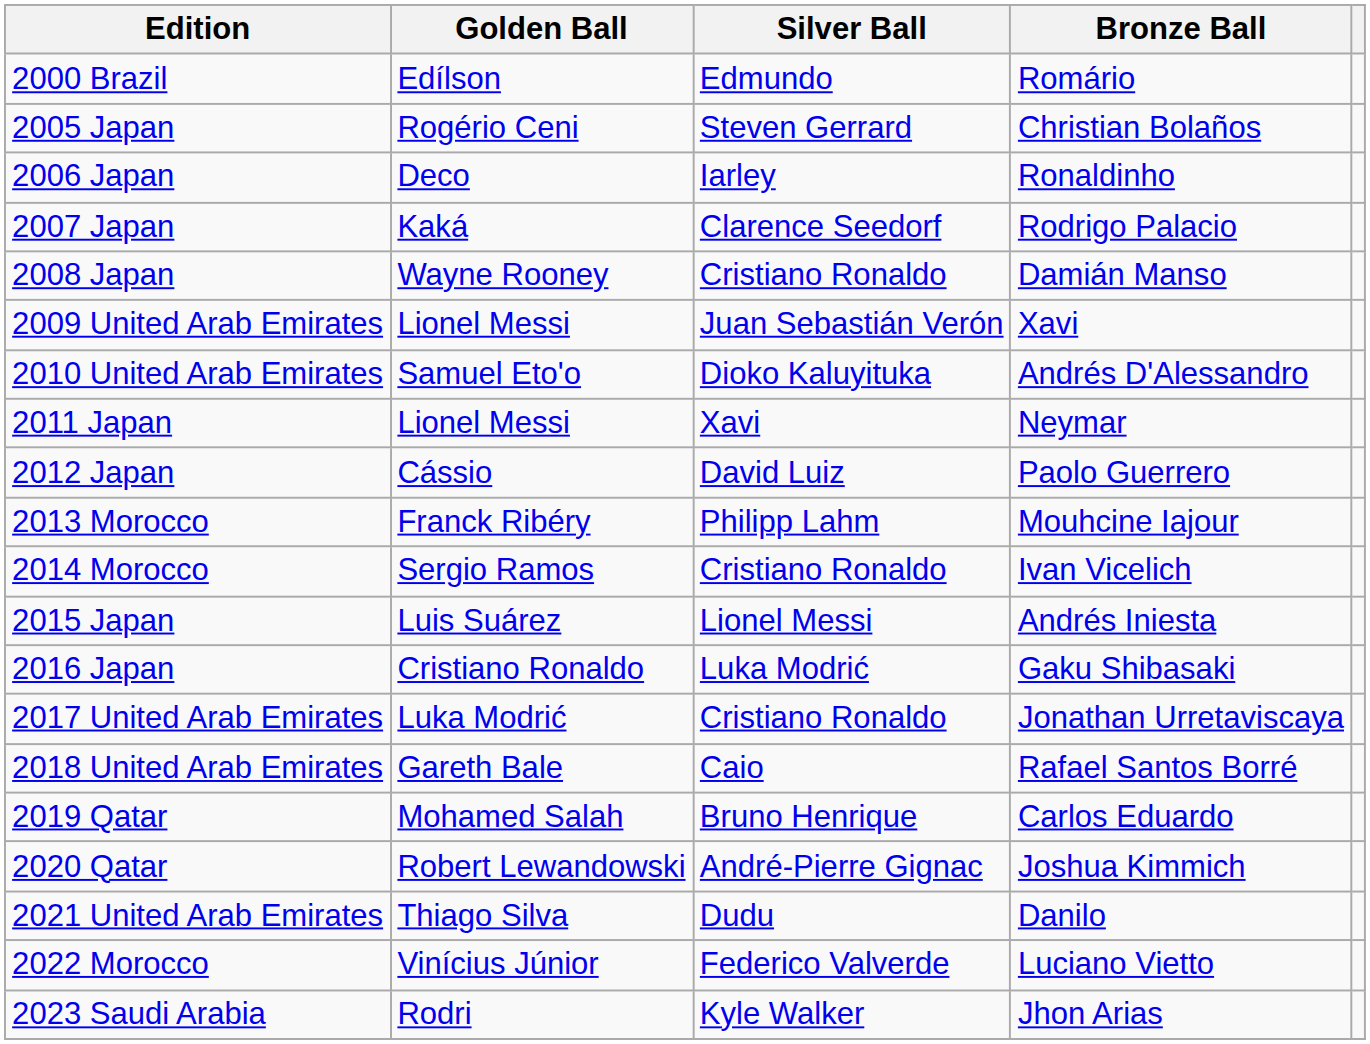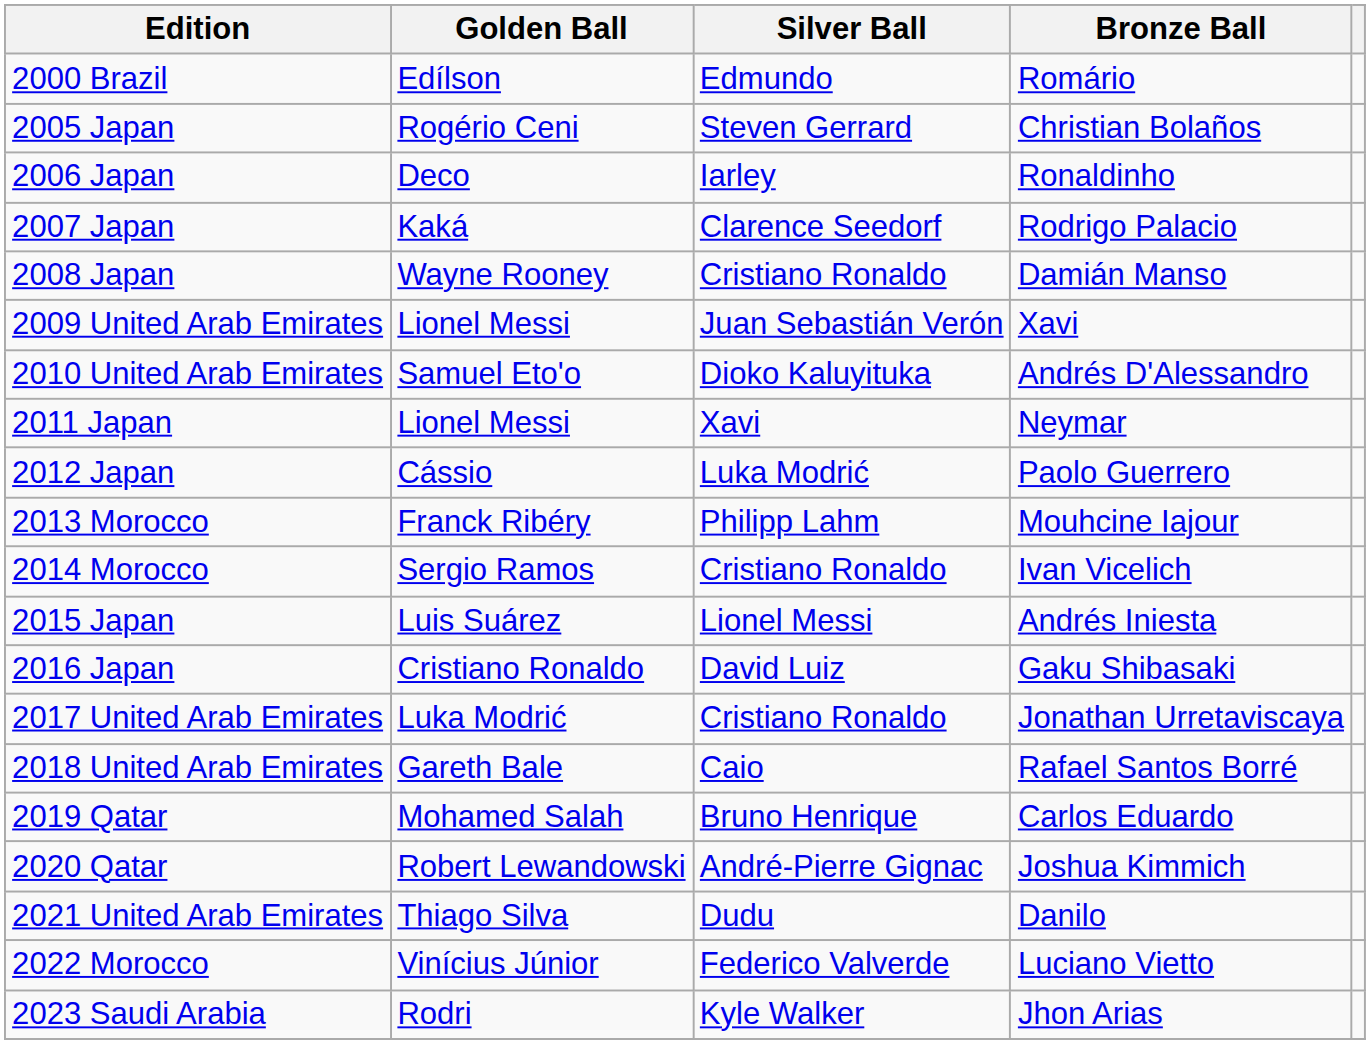(772, 472) David Luiz -> (784, 472) Luka Modrić
(784, 669) Luka Modrić -> (772, 669) David Luiz
